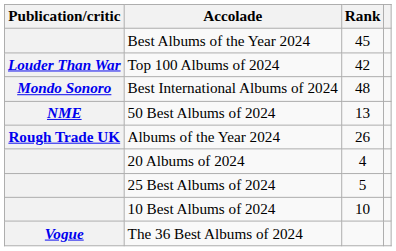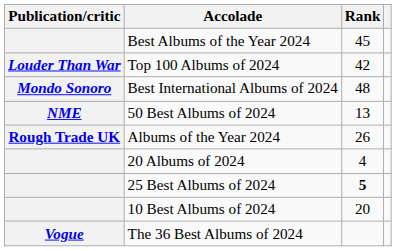(363, 185) normal -> (363, 185) bold
(363, 209) 10 -> (363, 209) 20
